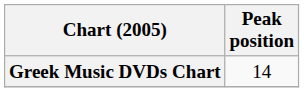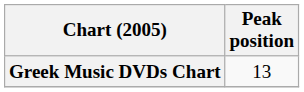(262, 71) 14 -> (262, 71) 13
